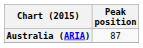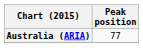(115, 36) 87 -> (115, 36) 77
